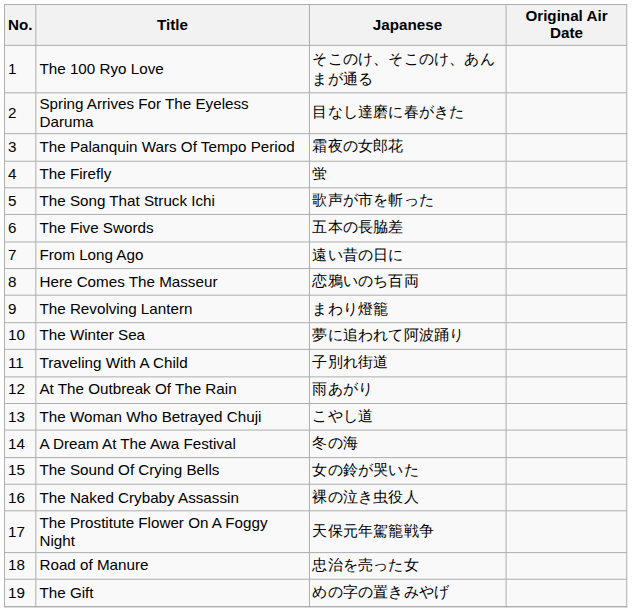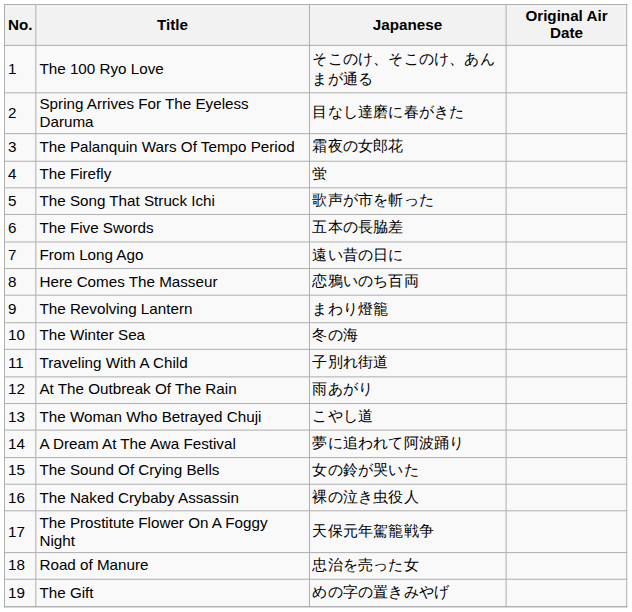(388, 335) 夢に追われて阿波踊り -> (335, 335) 冬の海
(335, 443) 冬の海 -> (388, 443) 夢に追われて阿波踊り
